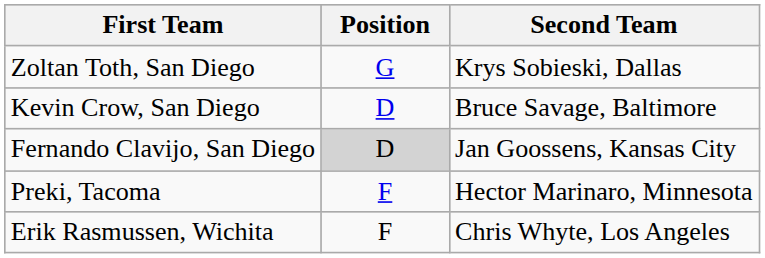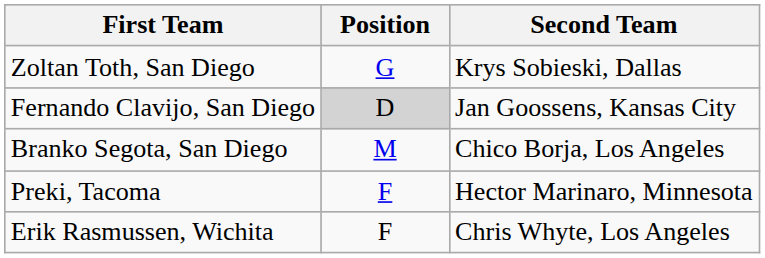- row: (135, 107)
+ row: (149, 149)
